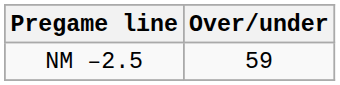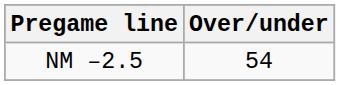(259, 62) 59 -> (259, 62) 54
